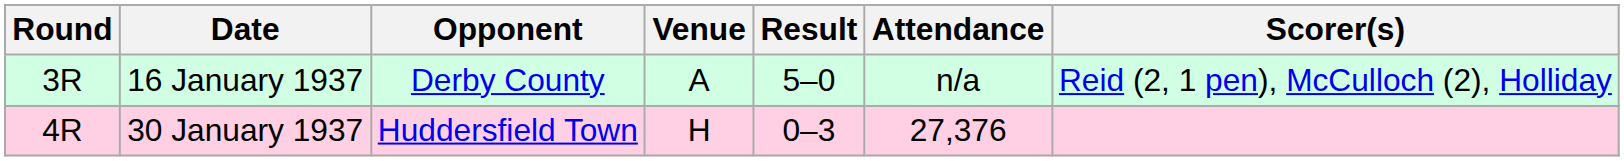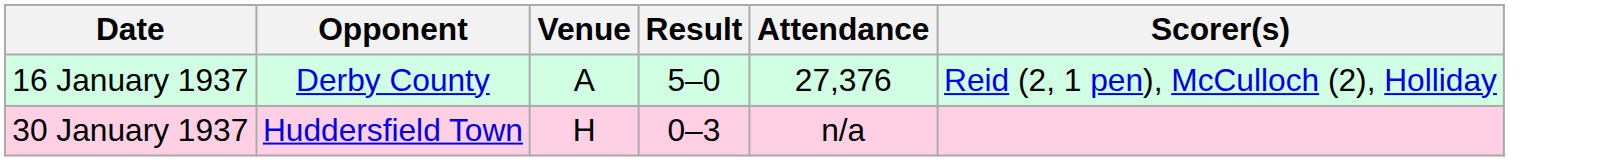- column: (62, 29)
(958, 79) n/a -> (843, 79) 27,376
(958, 130) 27,376 -> (843, 130) n/a
